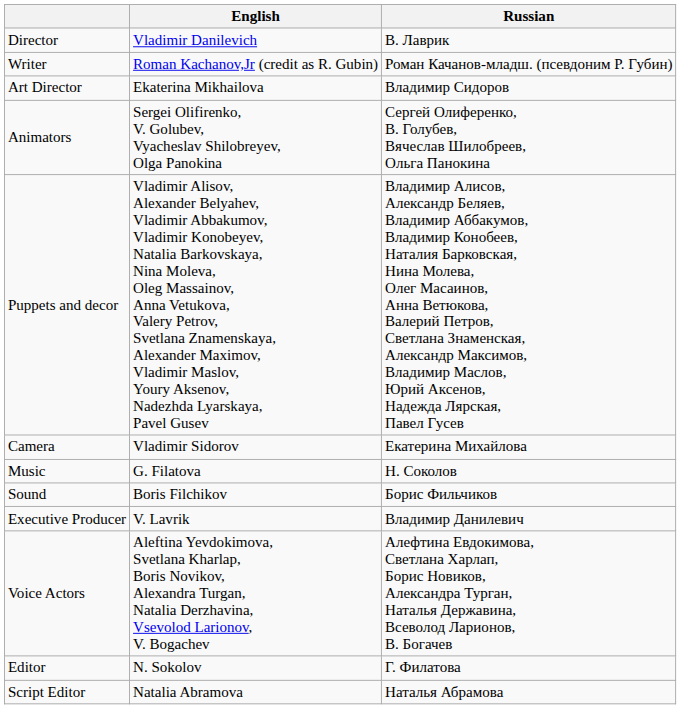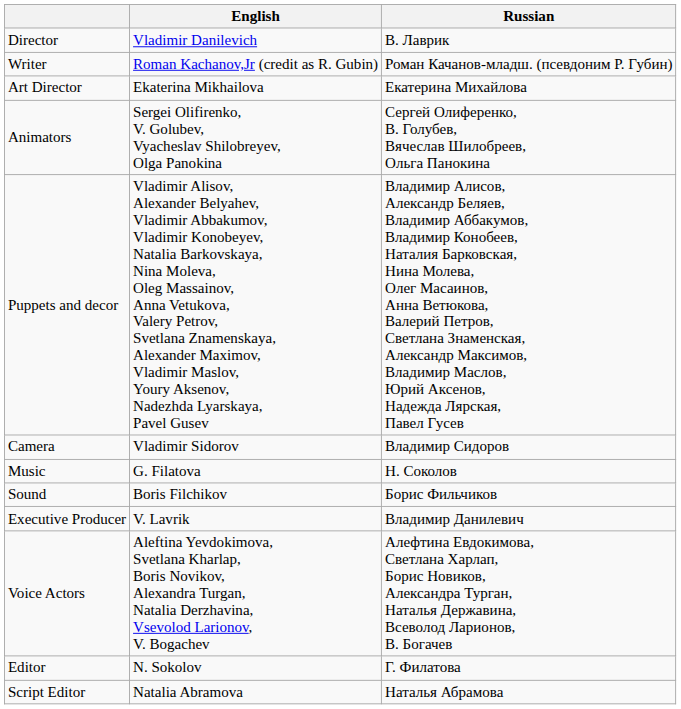(447, 87) Владимир Сидоров -> (456, 87) Екатерина Михайлова
(456, 447) Екатерина Михайлова -> (447, 447) Владимир Сидоров
